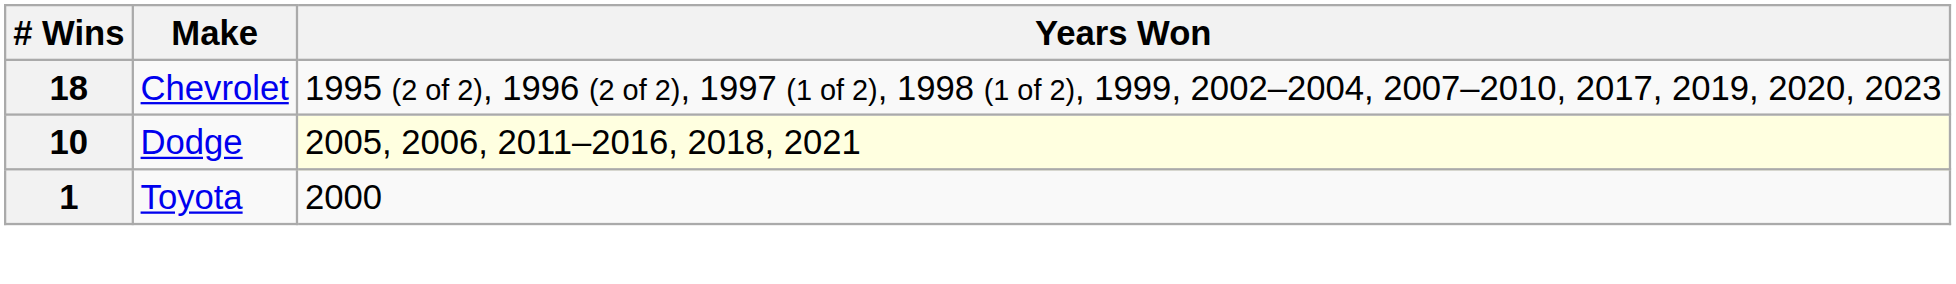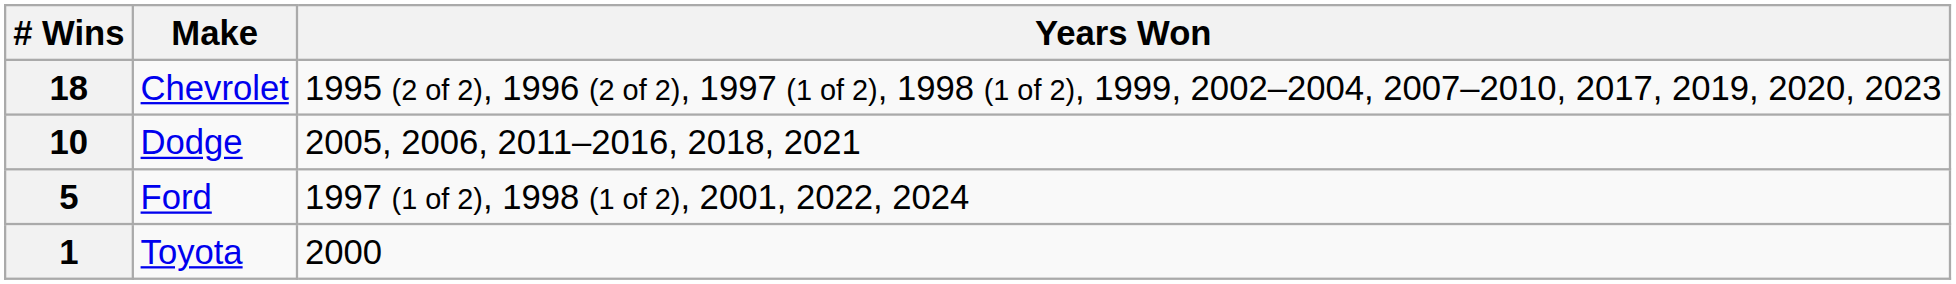(583, 142) lightyellow background -> (583, 142) no background
+ row: (69, 197)
